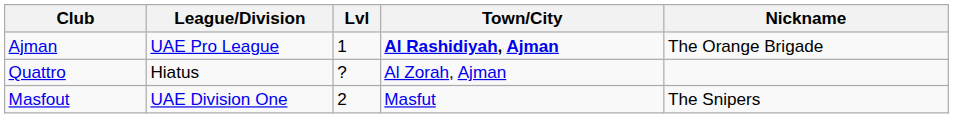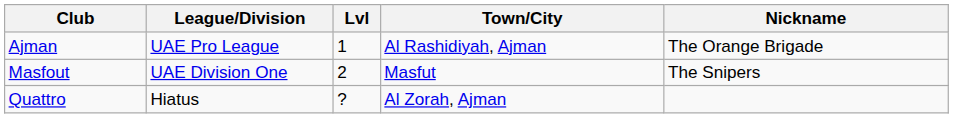(472, 46) bold -> (465, 46) normal
rows swapped: (39, 100) <-> (37, 73)
